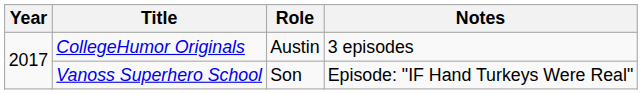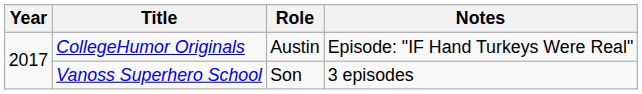(371, 46) 3 episodes -> (481, 46) Episode: "IF Hand Turkeys Were Real"
(481, 74) Episode: "IF Hand Turkeys Were Real" -> (371, 74) 3 episodes
